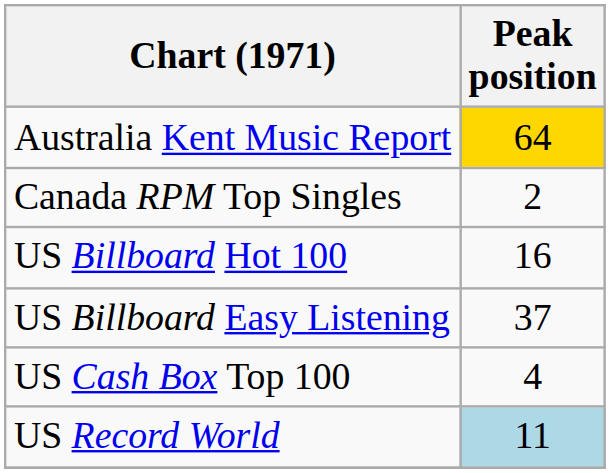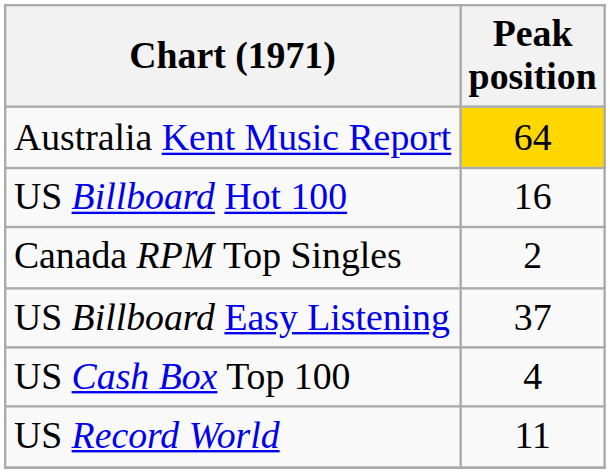rows swapped: (208, 196) <-> (181, 256)
(533, 436) lightblue background -> (533, 436) no background
